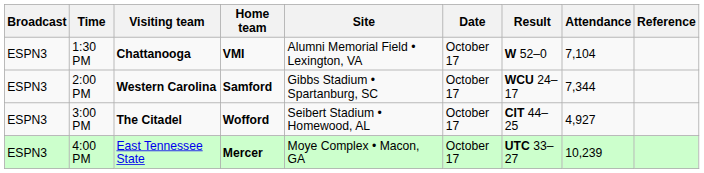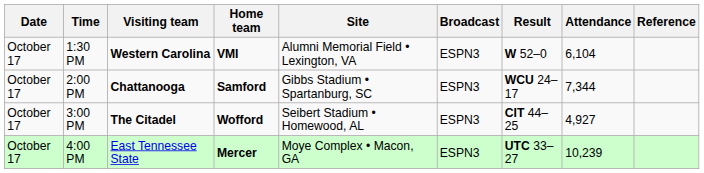columns swapped: (472, 21) <-> (37, 21)
(154, 54) Chattanooga -> (160, 54) Western Carolina
(580, 54) 7,104 -> (580, 54) 6,104
(166, 87) Western Carolina -> (148, 87) Chattanooga
